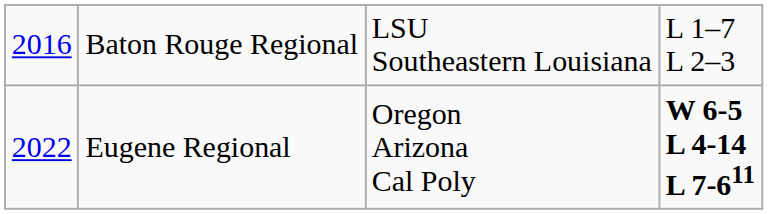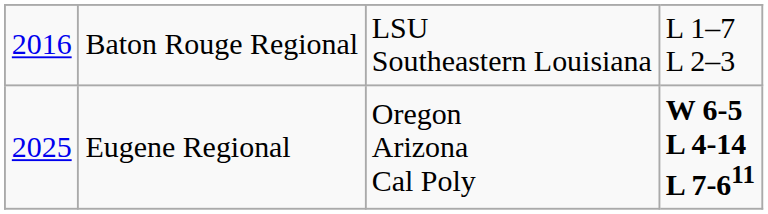(42, 147) 2022 -> (42, 147) 2025
